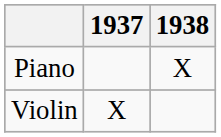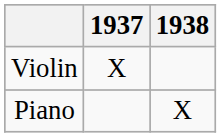rows swapped: (44, 110) <-> (44, 68)
